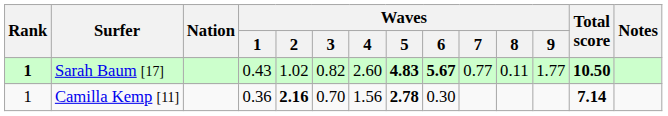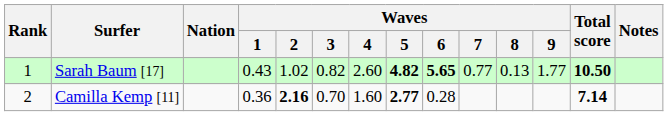(28, 70) bold -> (28, 70) normal
(404, 70) 4.83 -> (404, 70) 4.82
(441, 70) 5.67 -> (441, 70) 5.65
(514, 70) 0.11 -> (515, 70) 0.13
(28, 96) 1 -> (28, 96) 2
(367, 96) 1.56 -> (367, 96) 1.60
(404, 96) 2.78 -> (404, 96) 2.77
(441, 96) 0.30 -> (441, 96) 0.28
